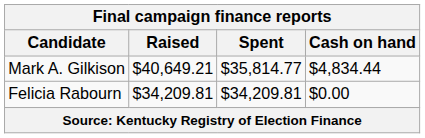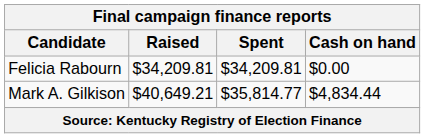rows swapped: (67, 68) <-> (65, 94)
